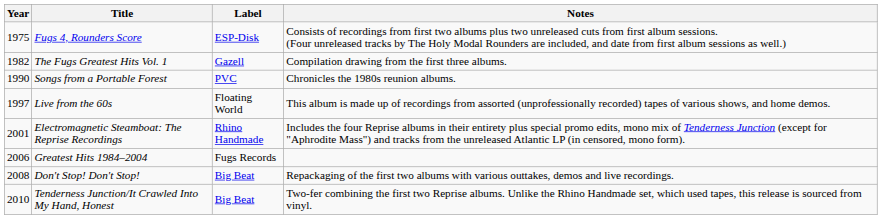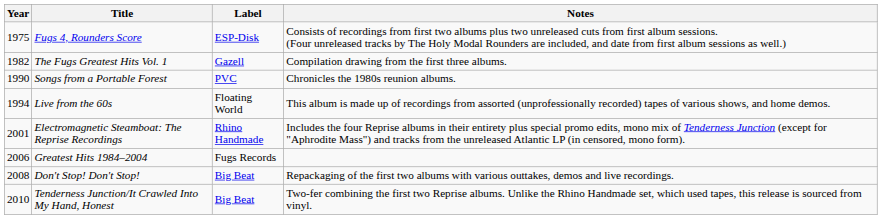(18, 103) 1997 -> (18, 103) 1994
